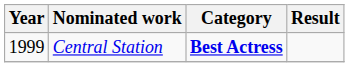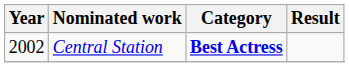(27, 47) 1999 -> (27, 47) 2002
